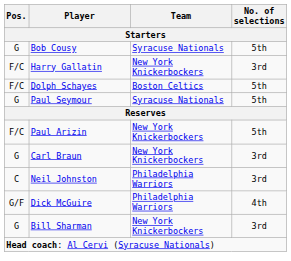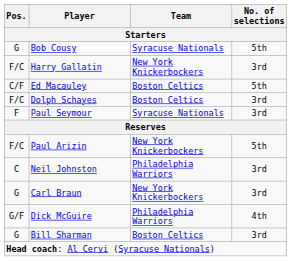+ row: (59, 86)
(259, 86) 5th -> (259, 100) 3rd
(17, 100) G -> (17, 113) F
(259, 100) 5th -> (259, 113) 3rd
rows swapped: (56, 156) <-> (64, 179)
(168, 226) New York Knickerbockers -> (168, 235) Boston Celtics
